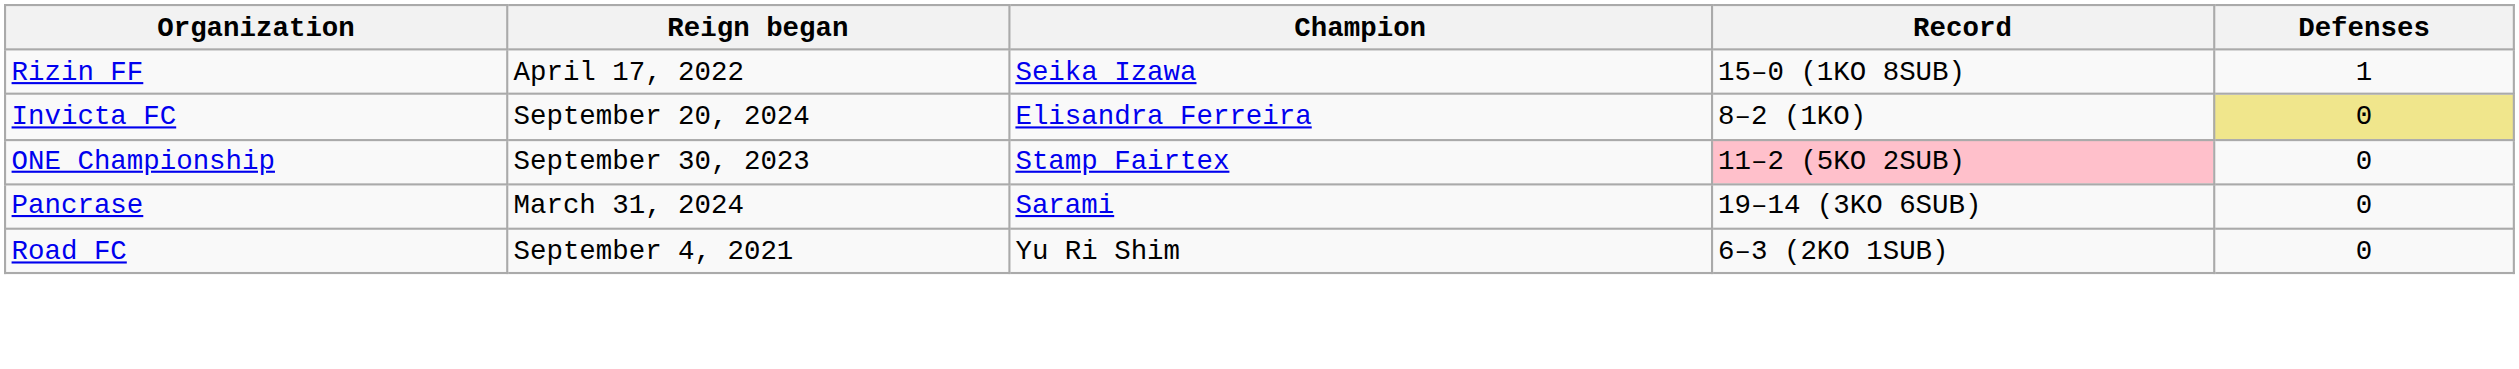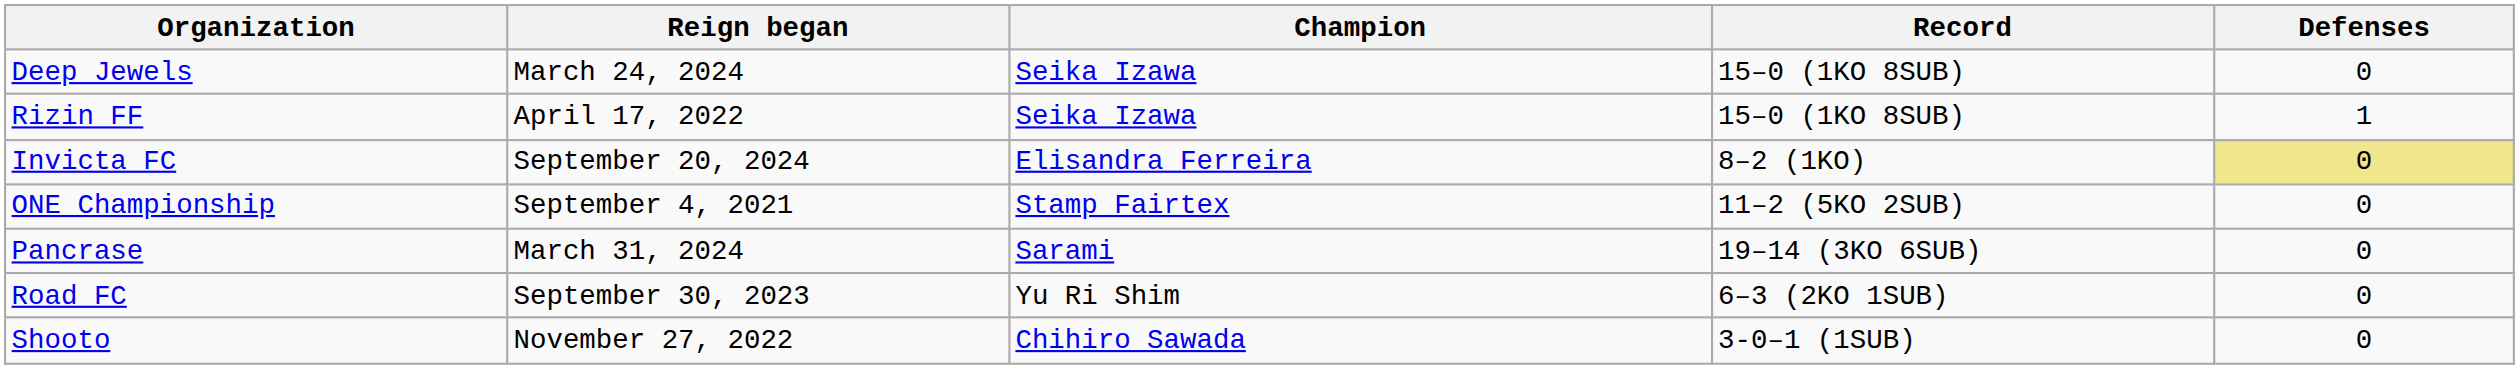+ row: (102, 72)
(662, 162) September 30, 2023 -> (653, 206) September 4, 2021
(1842, 162) pink background -> (1842, 206) no background
(653, 251) September 4, 2021 -> (662, 296) September 30, 2023
+ row: (61, 340)
